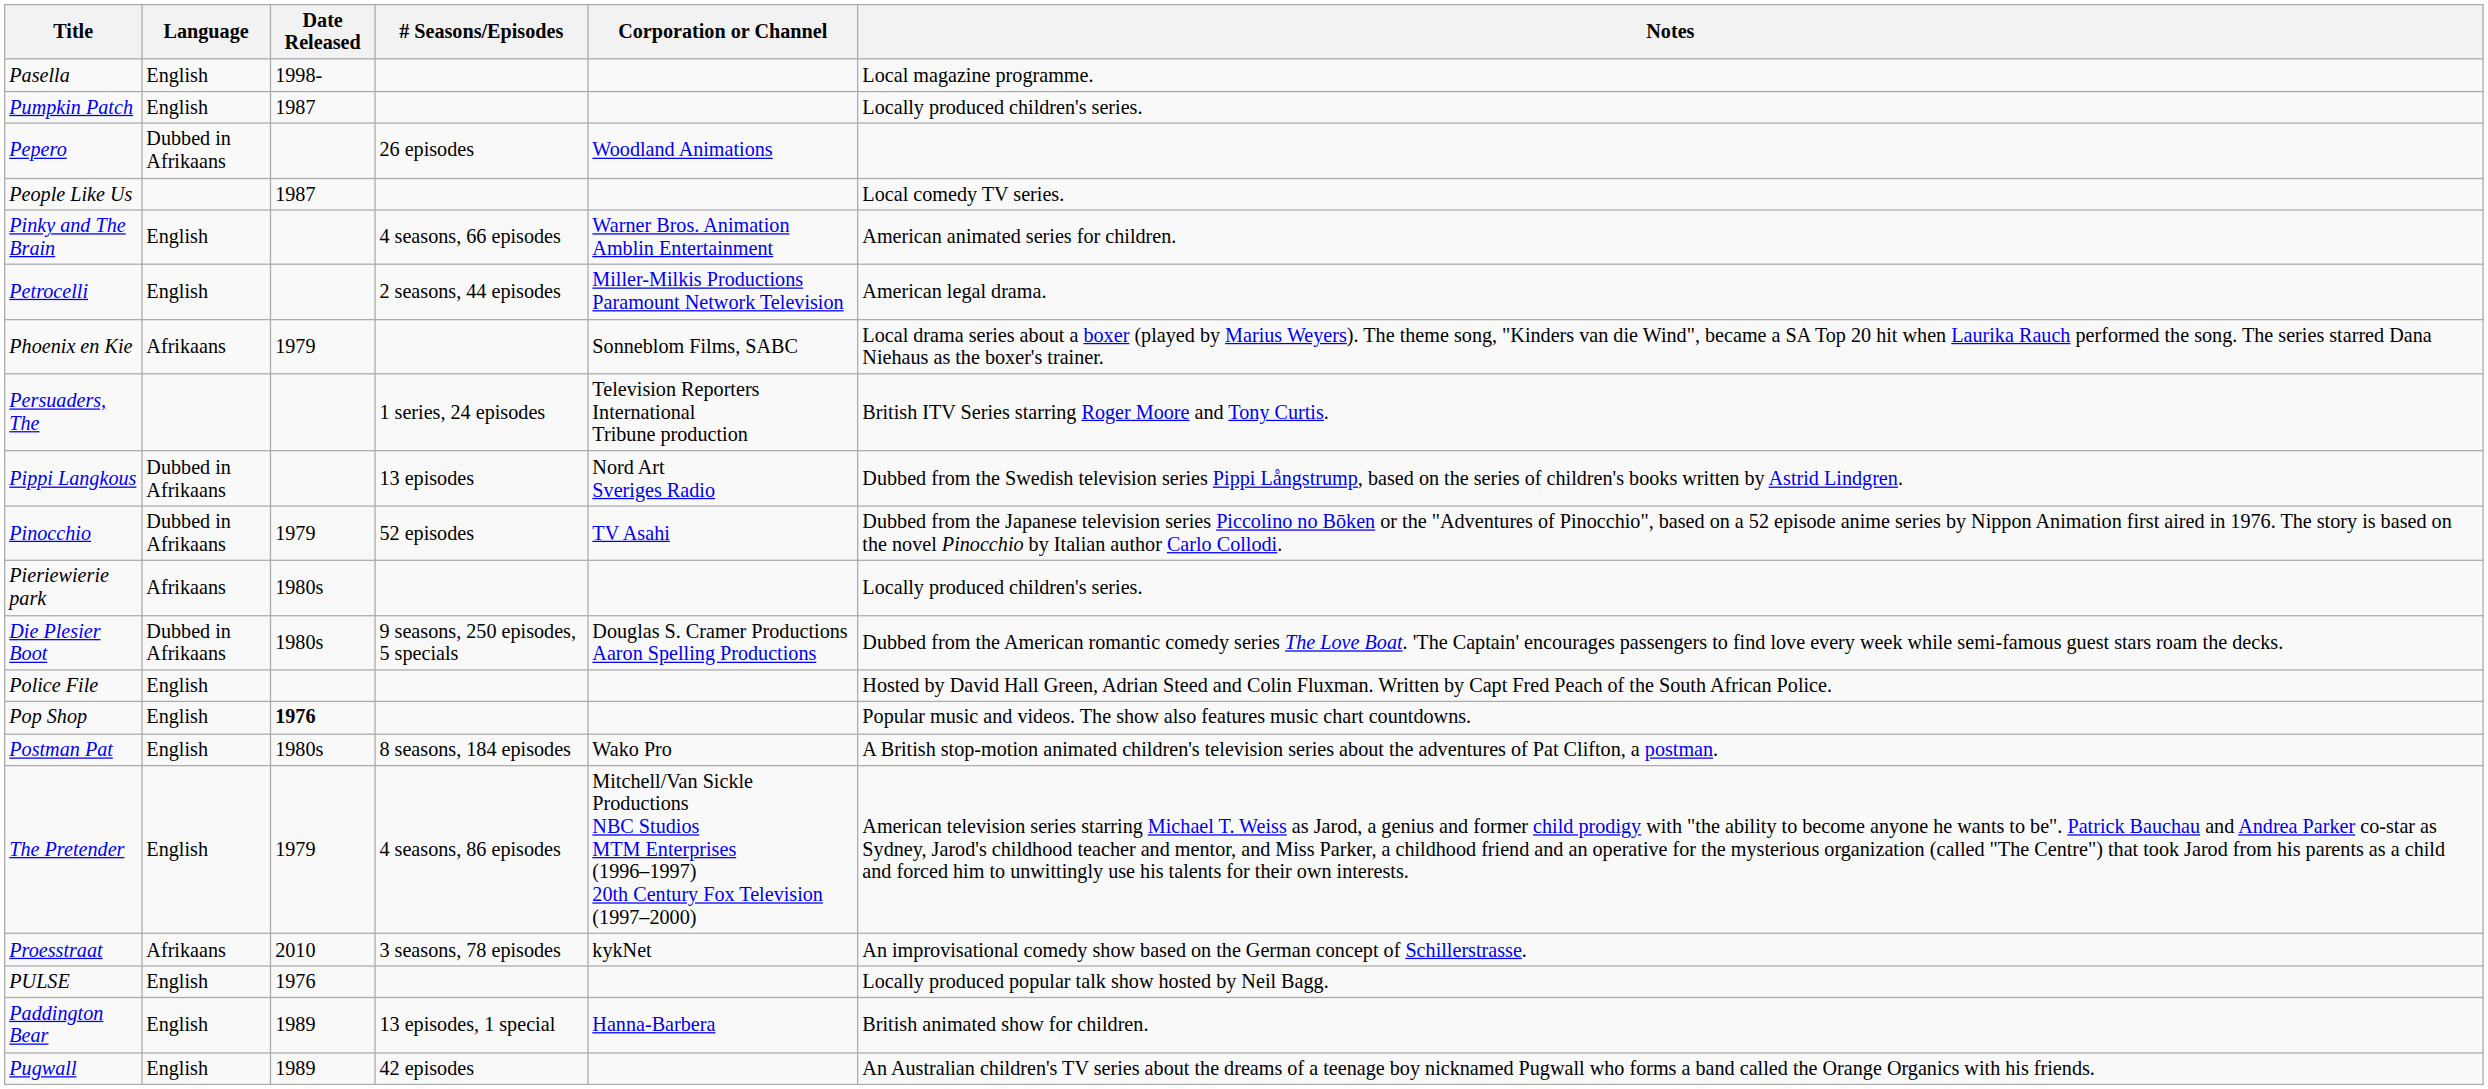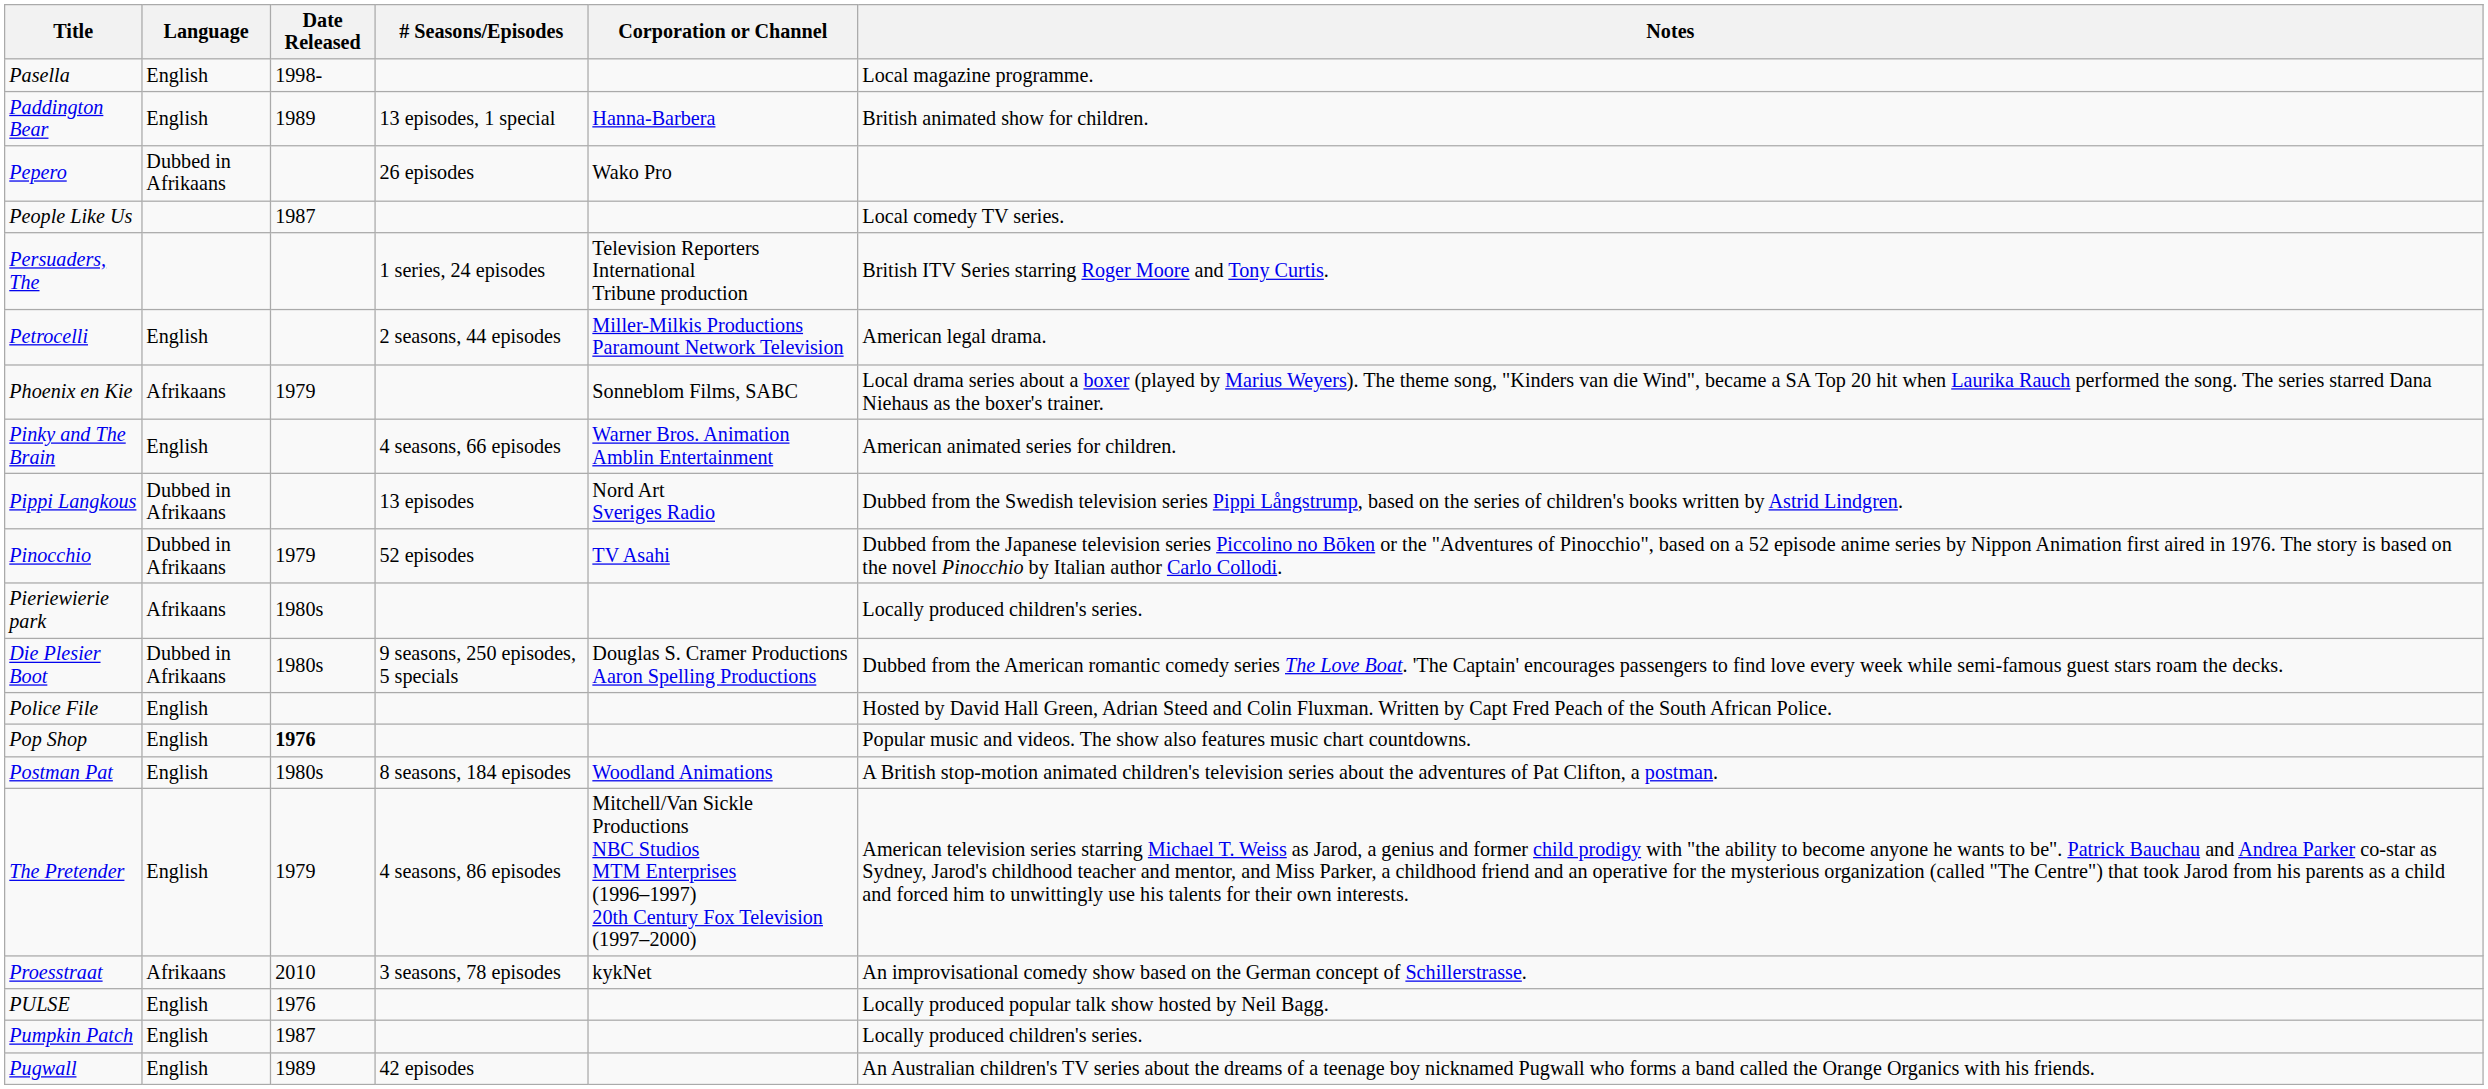rows swapped: (56, 1024) <-> (71, 107)
(683, 150) Woodland Animations -> (632, 173) Wako Pro
rows swapped: (58, 412) <-> (68, 237)
(632, 749) Wako Pro -> (683, 772) Woodland Animations
